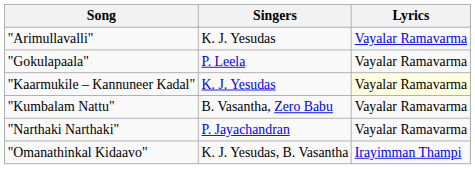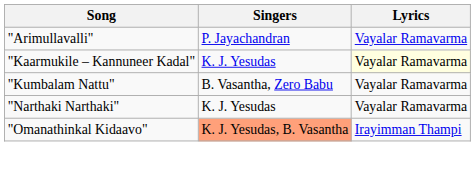(239, 38) K. J. Yesudas -> (246, 38) P. Jayachandran
- row: (48, 61)
(246, 130) P. Jayachandran -> (239, 107) K. J. Yesudas
(275, 152) no background -> (275, 130) lightsalmon background
